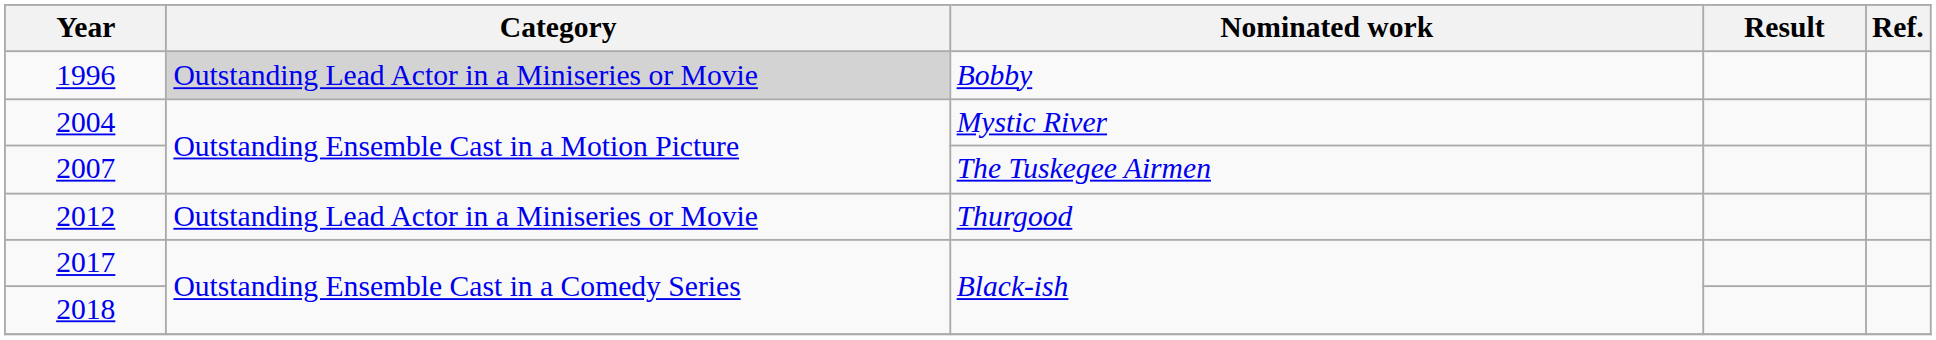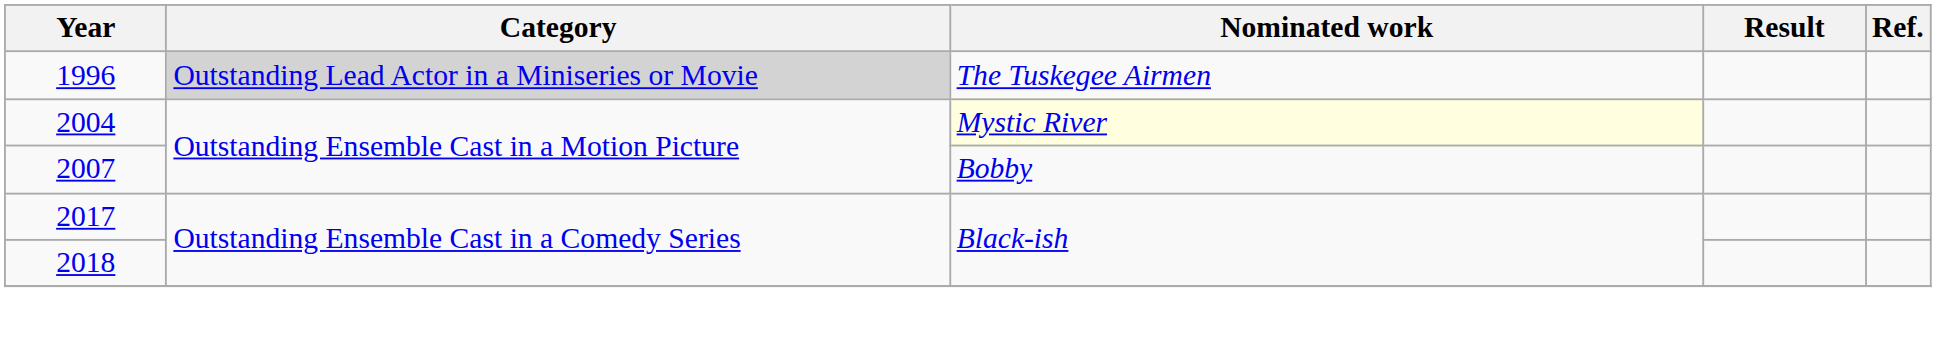(994, 74) Bobby -> (1084, 74) The Tuskegee Airmen
(1032, 121) no background -> (1032, 121) lightyellow background
(1084, 168) The Tuskegee Airmen -> (994, 168) Bobby
- row: (86, 215)
